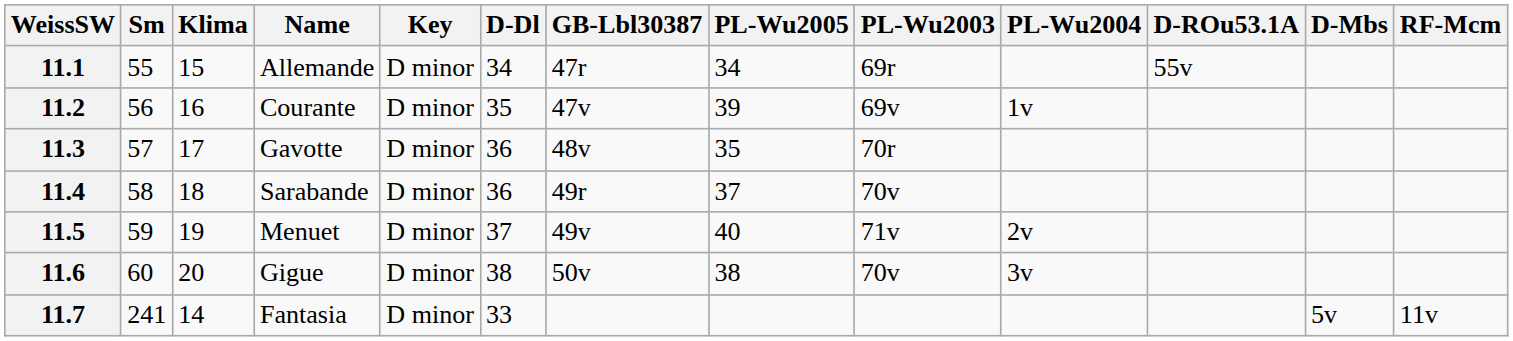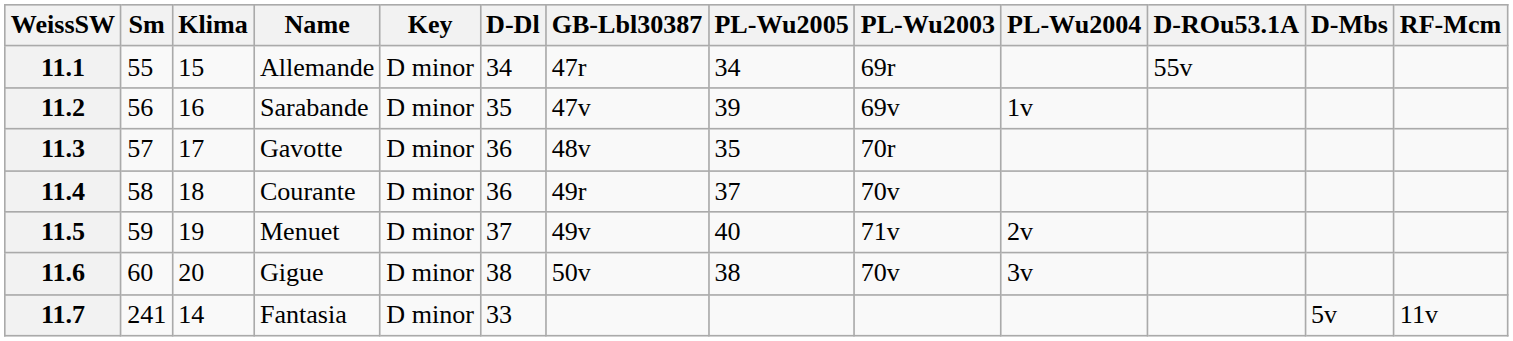(308, 107) Courante -> (314, 107) Sarabande
(314, 190) Sarabande -> (308, 190) Courante
